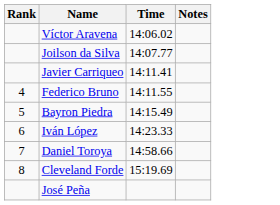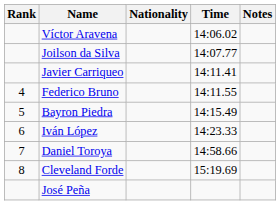+ column: (159, 14)
